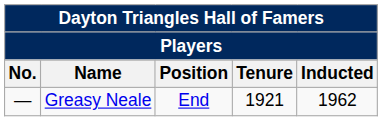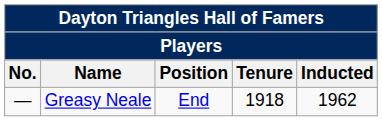(265, 101) 1921 -> (265, 101) 1918
